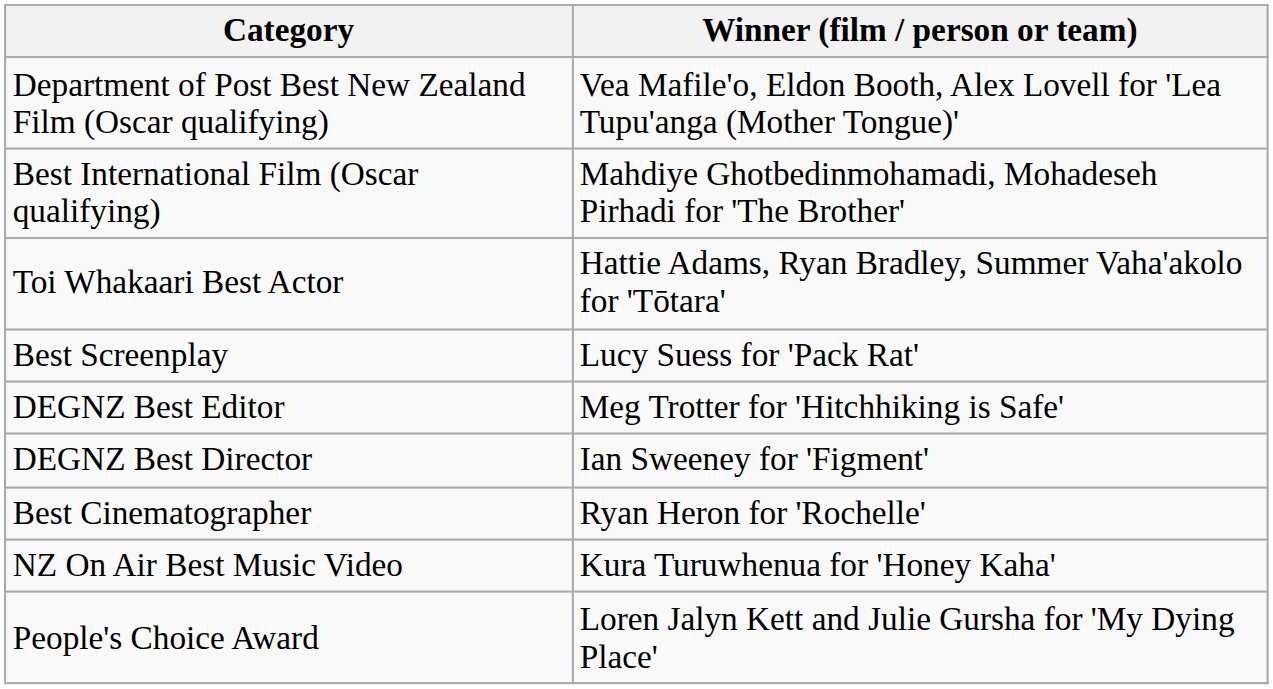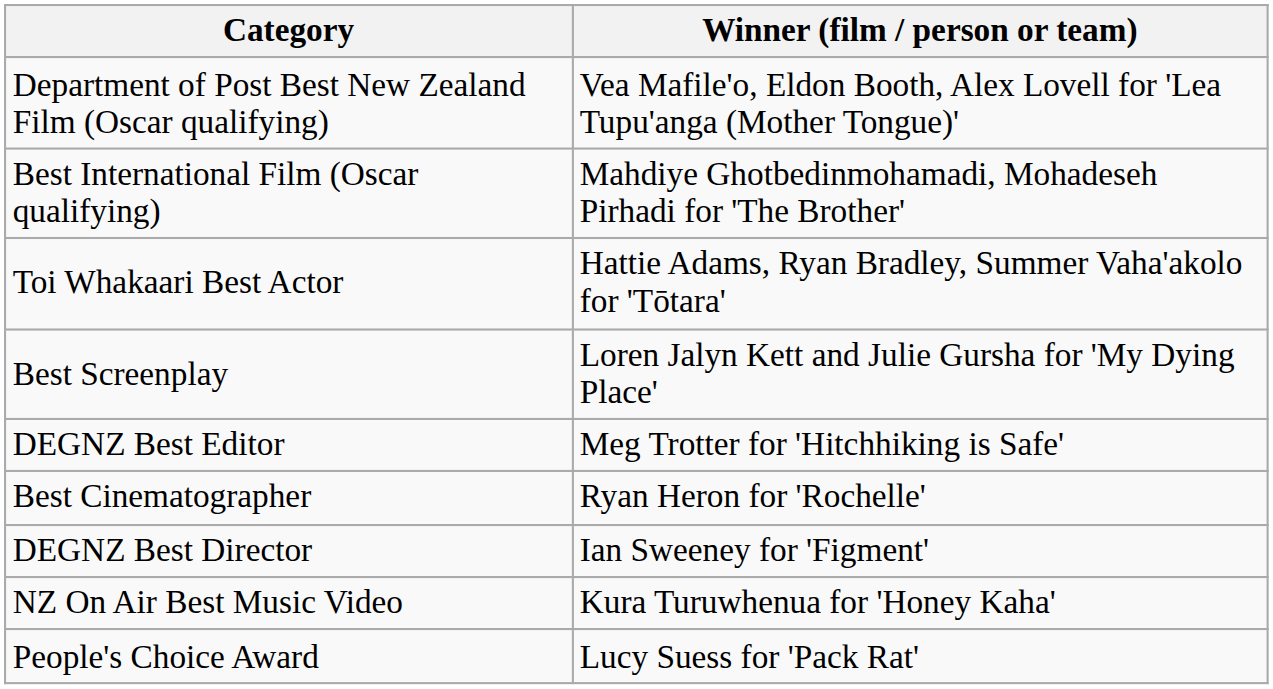(749, 354) Lucy Suess for 'Pack Rat' -> (907, 373) Loren Jalyn Kett and Julie Gursha for 'My Dying Place'
rows swapped: (162, 459) <-> (162, 512)
(907, 636) Loren Jalyn Kett and Julie Gursha for 'My Dying Place' -> (749, 655) Lucy Suess for 'Pack Rat'
